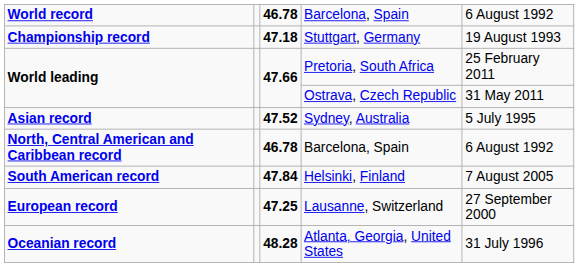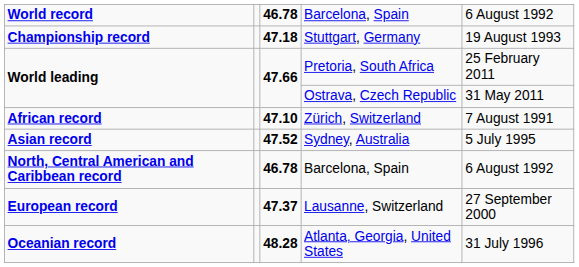+ row: (55, 118)
- row: (83, 177)
(280, 206) 47.25 -> (280, 206) 47.37
